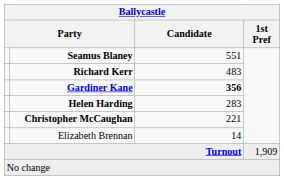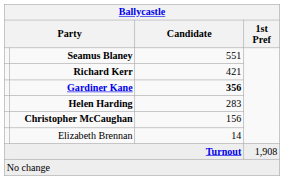(234, 71) 483 -> (234, 71) 421
(234, 119) 221 -> (234, 119) 156
(266, 151) 1,909 -> (266, 151) 1,908
